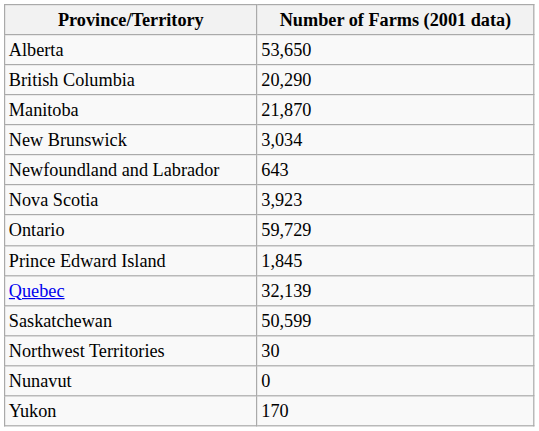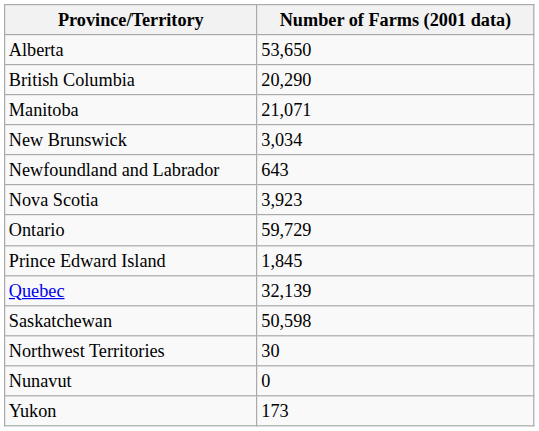(286, 109) 21,870 -> (286, 109) 21,071
(286, 320) 50,599 -> (286, 320) 50,598
(275, 410) 170 -> (275, 410) 173
